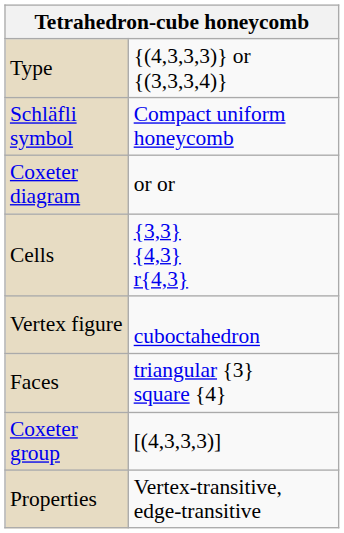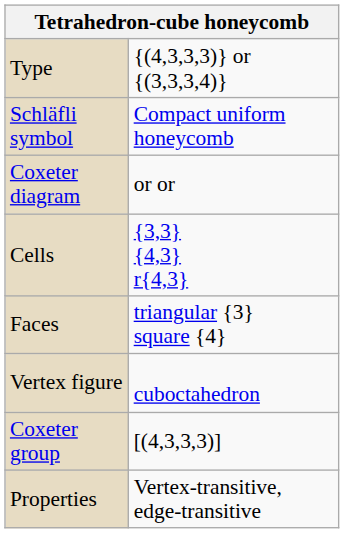rows swapped: (34, 382) <-> (66, 324)
